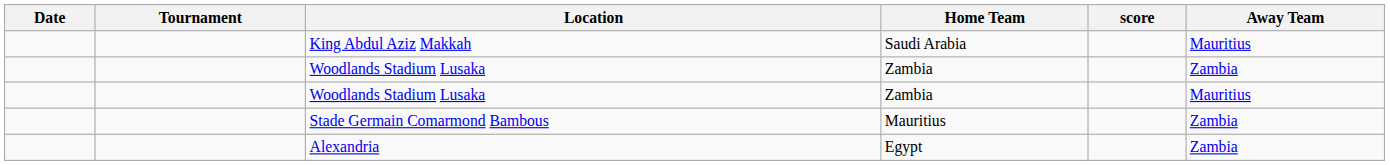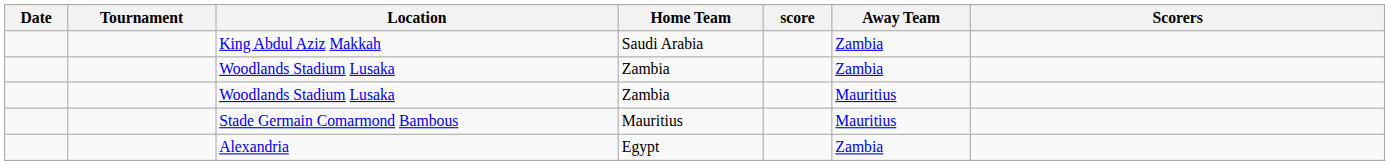+ column: (1178, 17)
(1220, 43) Mauritius -> (859, 43) Zambia
(1214, 121) Zambia -> (866, 121) Mauritius
